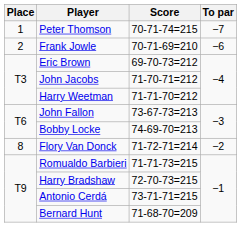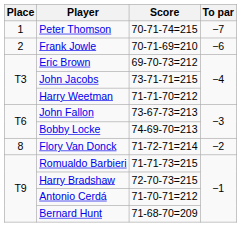(165, 79) 71-70-71=212 -> (165, 79) 73-71-71=215
(165, 197) 73-71-71=215 -> (165, 197) 71-70-71=212
